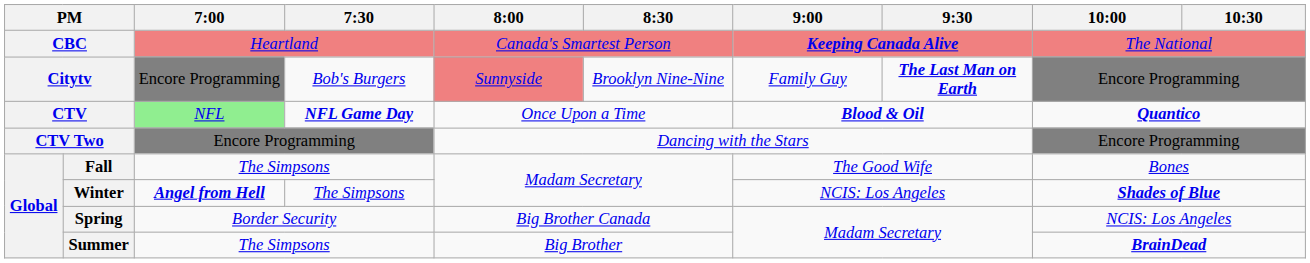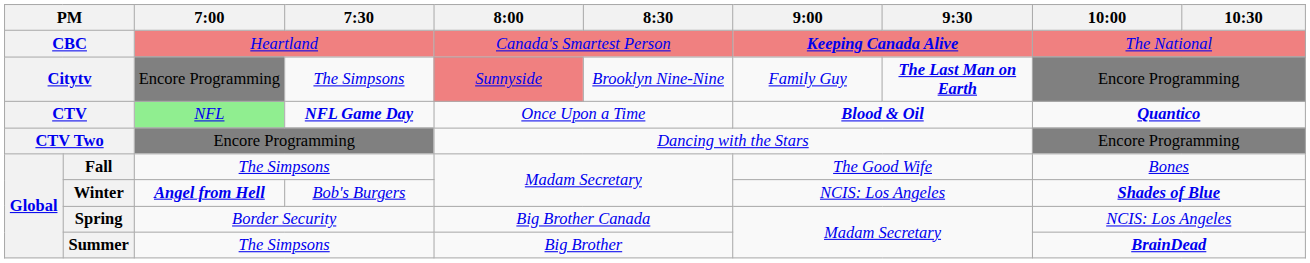(359, 79) Bob's Burgers -> (359, 79) The Simpsons
(359, 192) The Simpsons -> (359, 192) Bob's Burgers
